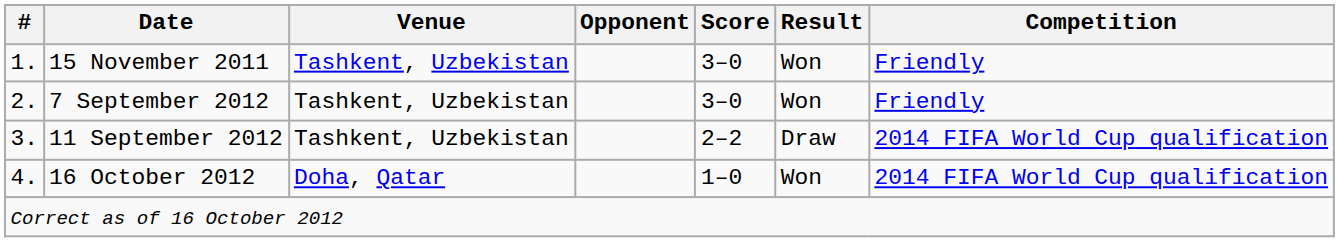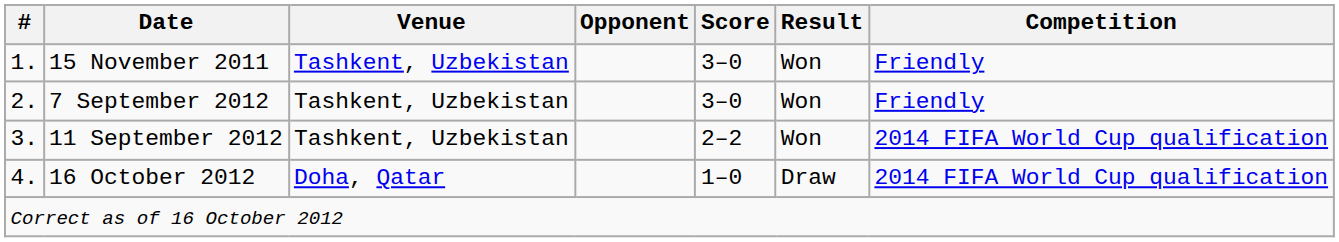(808, 140) Draw -> (801, 140) Won
(801, 178) Won -> (808, 178) Draw
